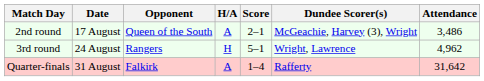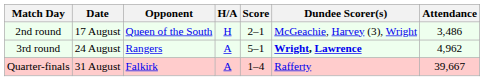(227, 31) A -> (227, 31) H
(227, 48) H -> (227, 48) A
(315, 48) normal -> (318, 48) bold
(450, 66) 31,642 -> (450, 66) 39,667
